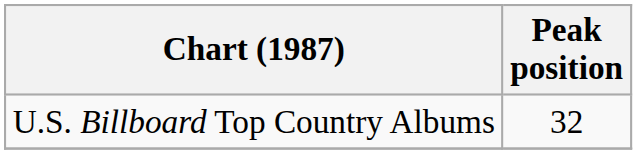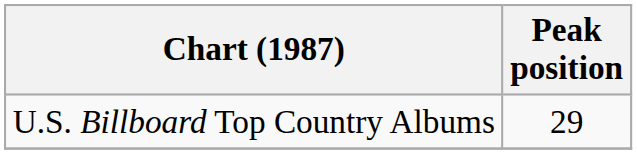(567, 121) 32 -> (567, 121) 29
